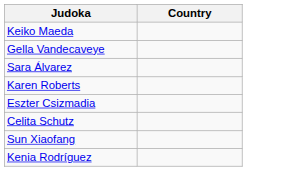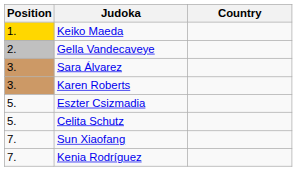+ column: (29, 13)
